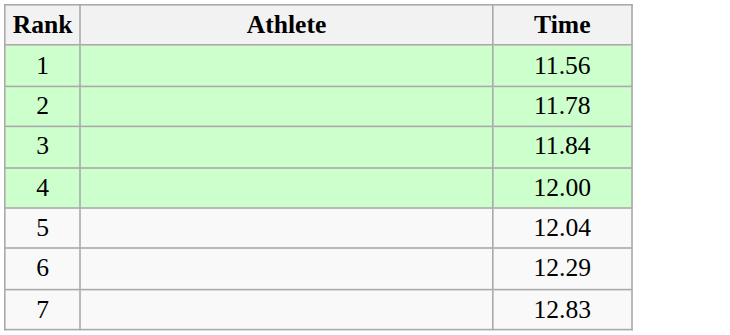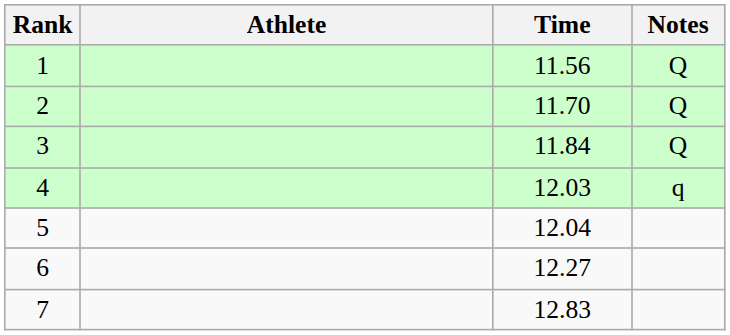+ column: (678, 24)
(562, 106) 11.78 -> (562, 106) 11.70
(562, 187) 12.00 -> (562, 187) 12.03
(562, 268) 12.29 -> (562, 268) 12.27
